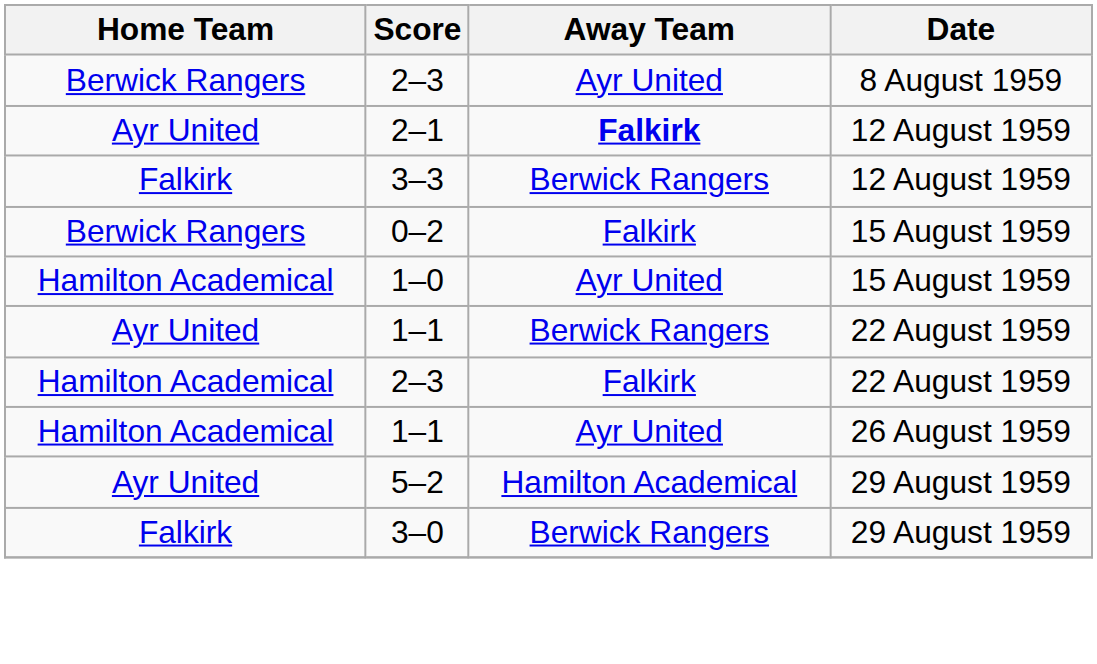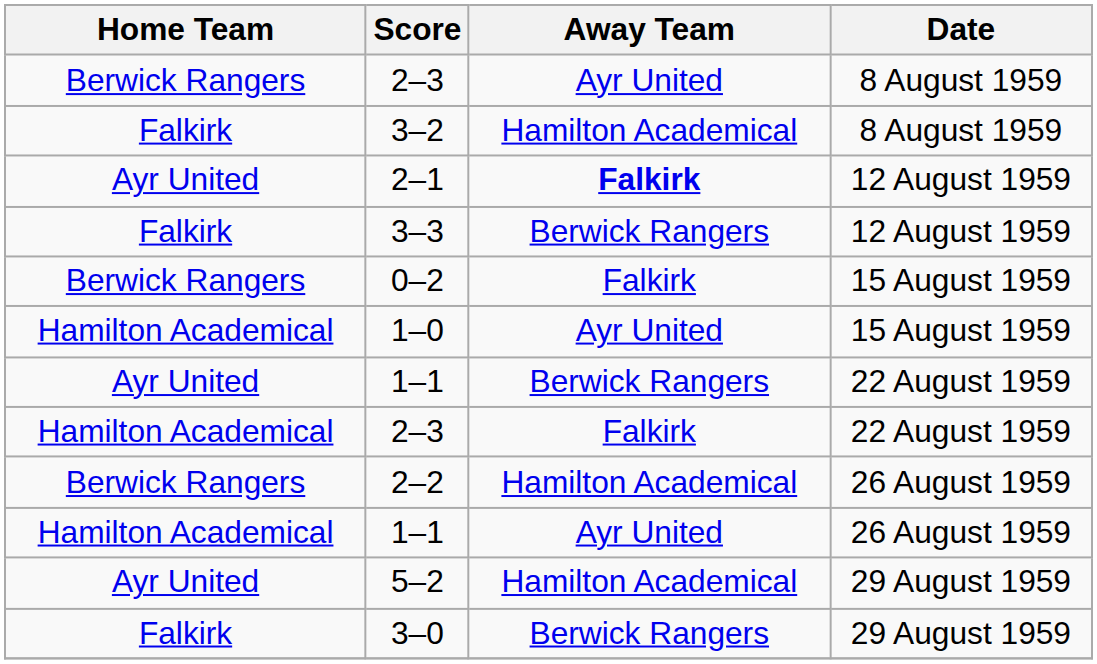+ row: (417, 130)
+ row: (417, 481)
